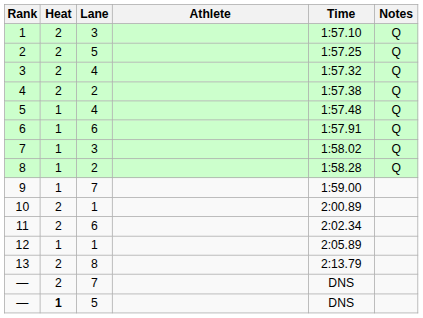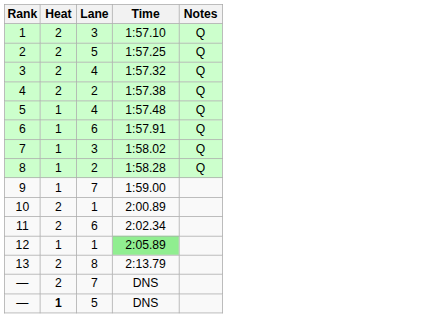- column: (210, 14)
(341, 245) no background -> (146, 245) lightgreen background
